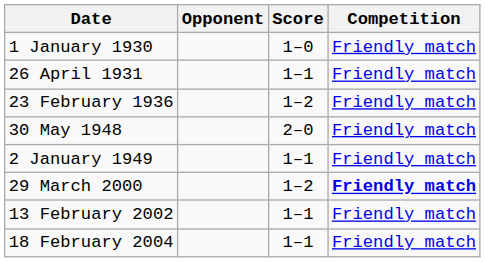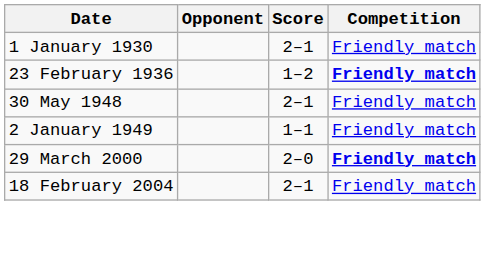(298, 47) 1–0 -> (298, 47) 2–1
- row: (76, 75)
(404, 103) normal -> (404, 75) bold
(298, 131) 2–0 -> (298, 103) 2–1
(298, 186) 1–2 -> (298, 158) 2–0
- row: (91, 214)
(298, 242) 1–1 -> (298, 186) 2–1
